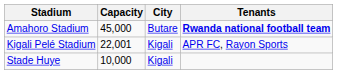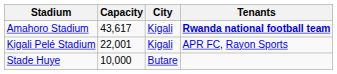(116, 28) 45,000 -> (116, 28) 43,617
(163, 28) Butare -> (160, 28) Kigali
(160, 61) Kigali -> (163, 61) Butare
